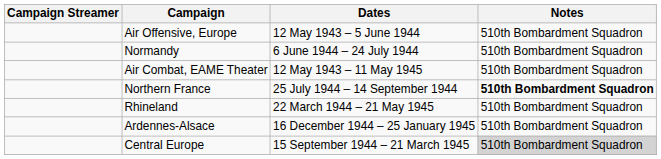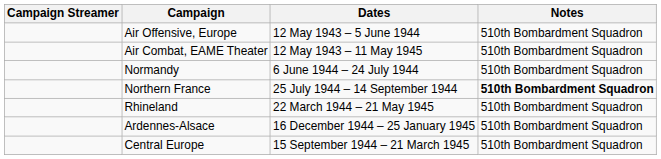rows swapped: (196, 70) <-> (152, 51)
(562, 145) lightgrey background -> (562, 145) no background
